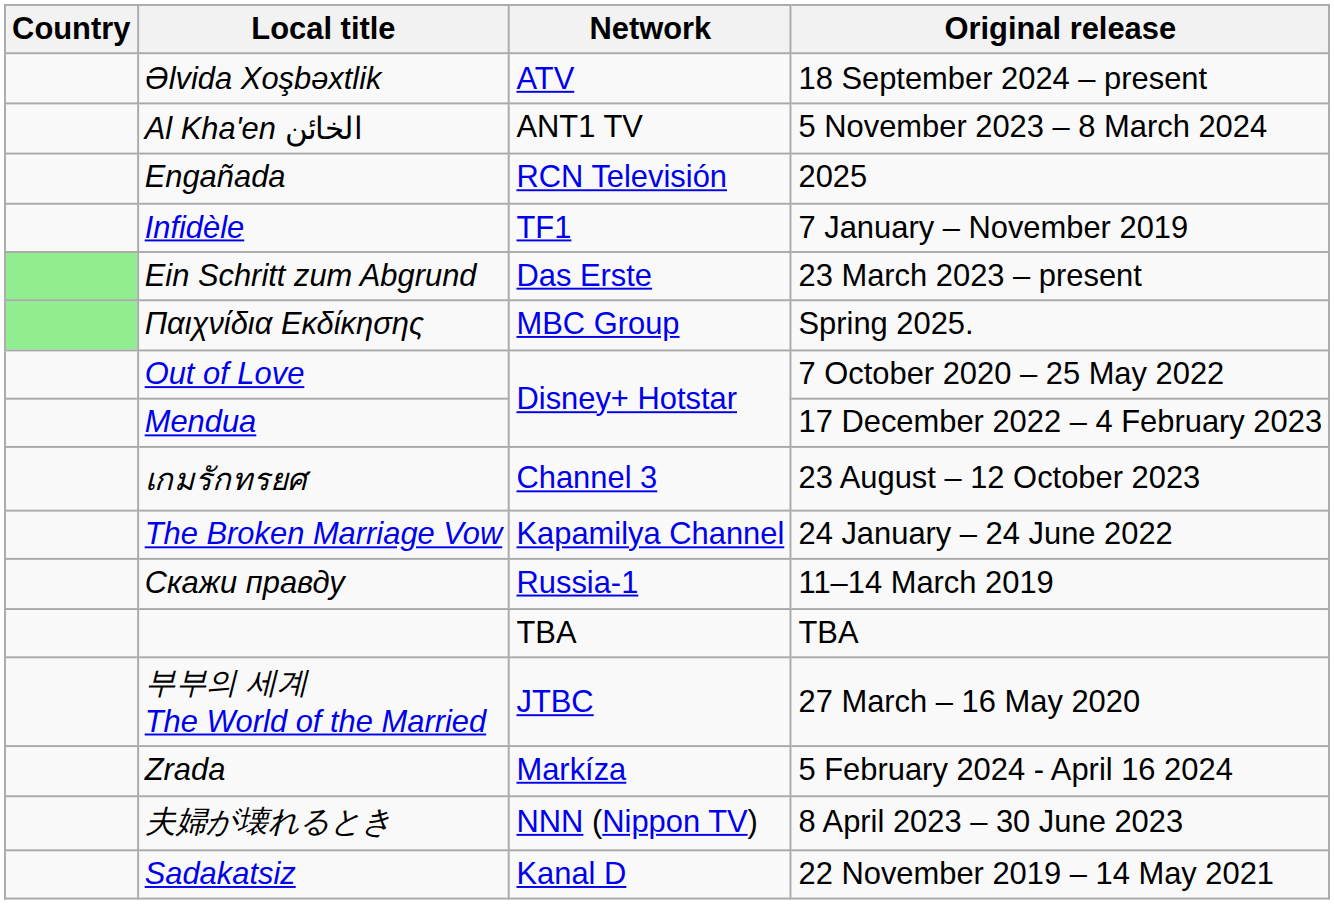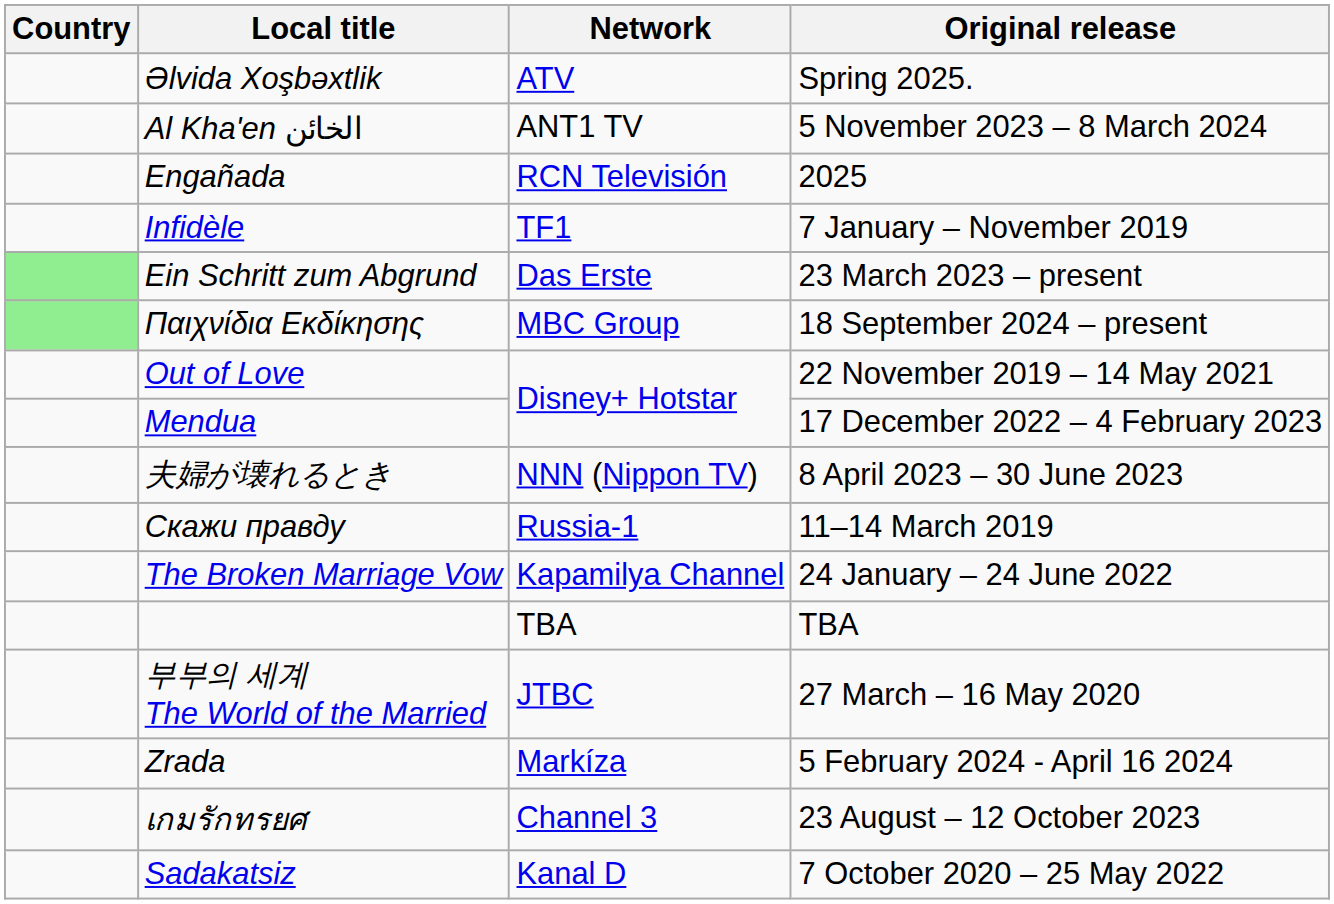(1003, 77) 18 September 2024 – present -> (886, 77) Spring 2025.
(886, 324) Spring 2025. -> (1003, 324) 18 September 2024 – present
(1011, 373) 7 October 2020 – 25 May 2022 -> (1036, 373) 22 November 2019 – 14 May 2021
rows swapped: (268, 821) <-> (226, 479)
rows swapped: (323, 534) <-> (245, 583)
(1036, 874) 22 November 2019 – 14 May 2021 -> (1011, 874) 7 October 2020 – 25 May 2022
